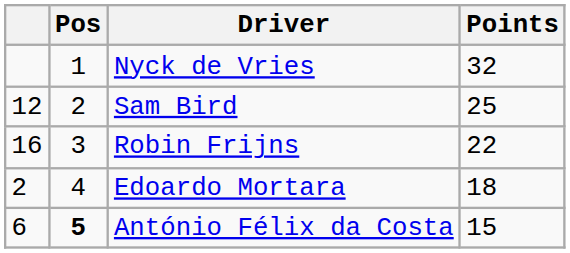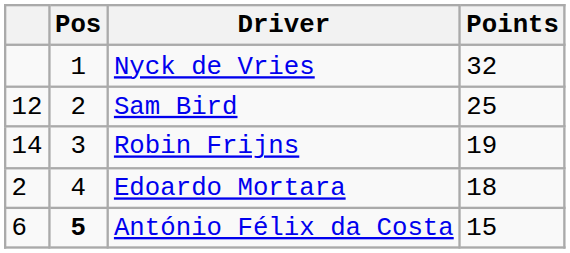(27, 147) 16 -> (27, 147) 14
(482, 147) 22 -> (482, 147) 19
